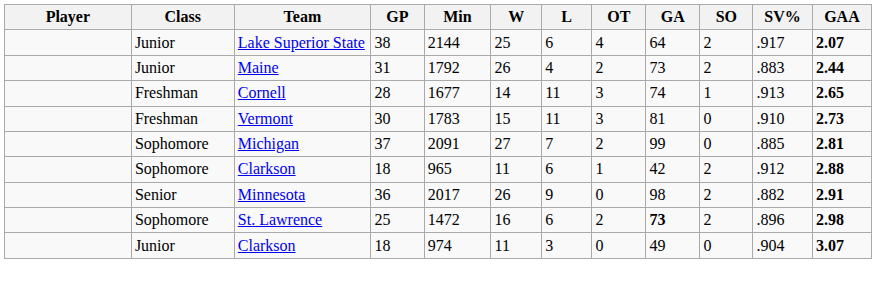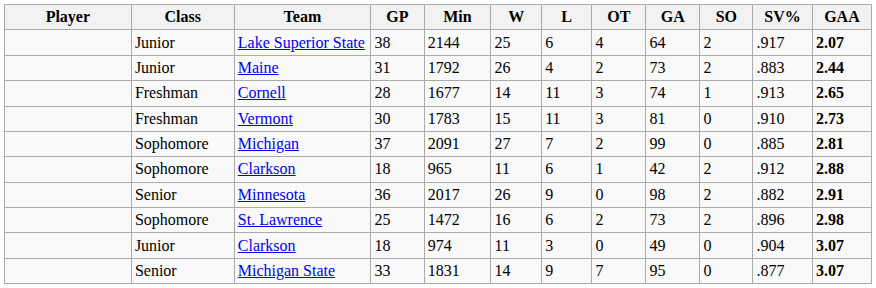(657, 220) bold -> (657, 220) normal
+ row: (156, 270)
